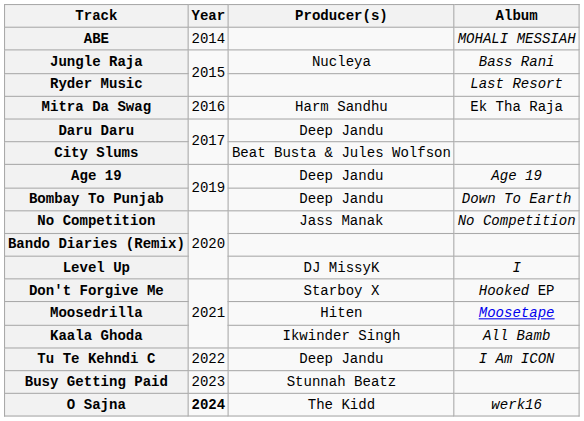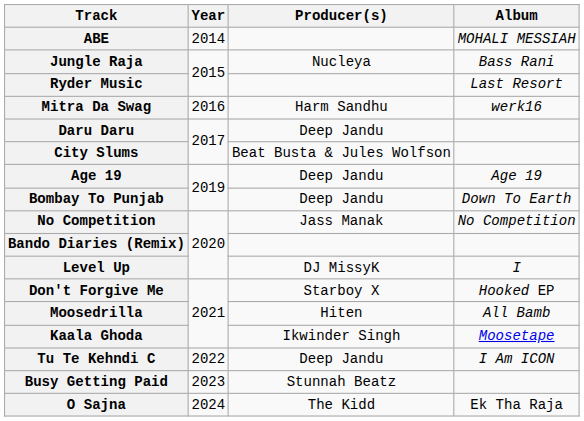(517, 108) Ek Tha Raja -> (517, 108) werk16
(517, 313) Moosetape -> (517, 313) All Bamb
(517, 336) All Bamb -> (517, 336) Moosetape
(208, 405) bold -> (208, 405) normal
(517, 405) werk16 -> (517, 405) Ek Tha Raja
